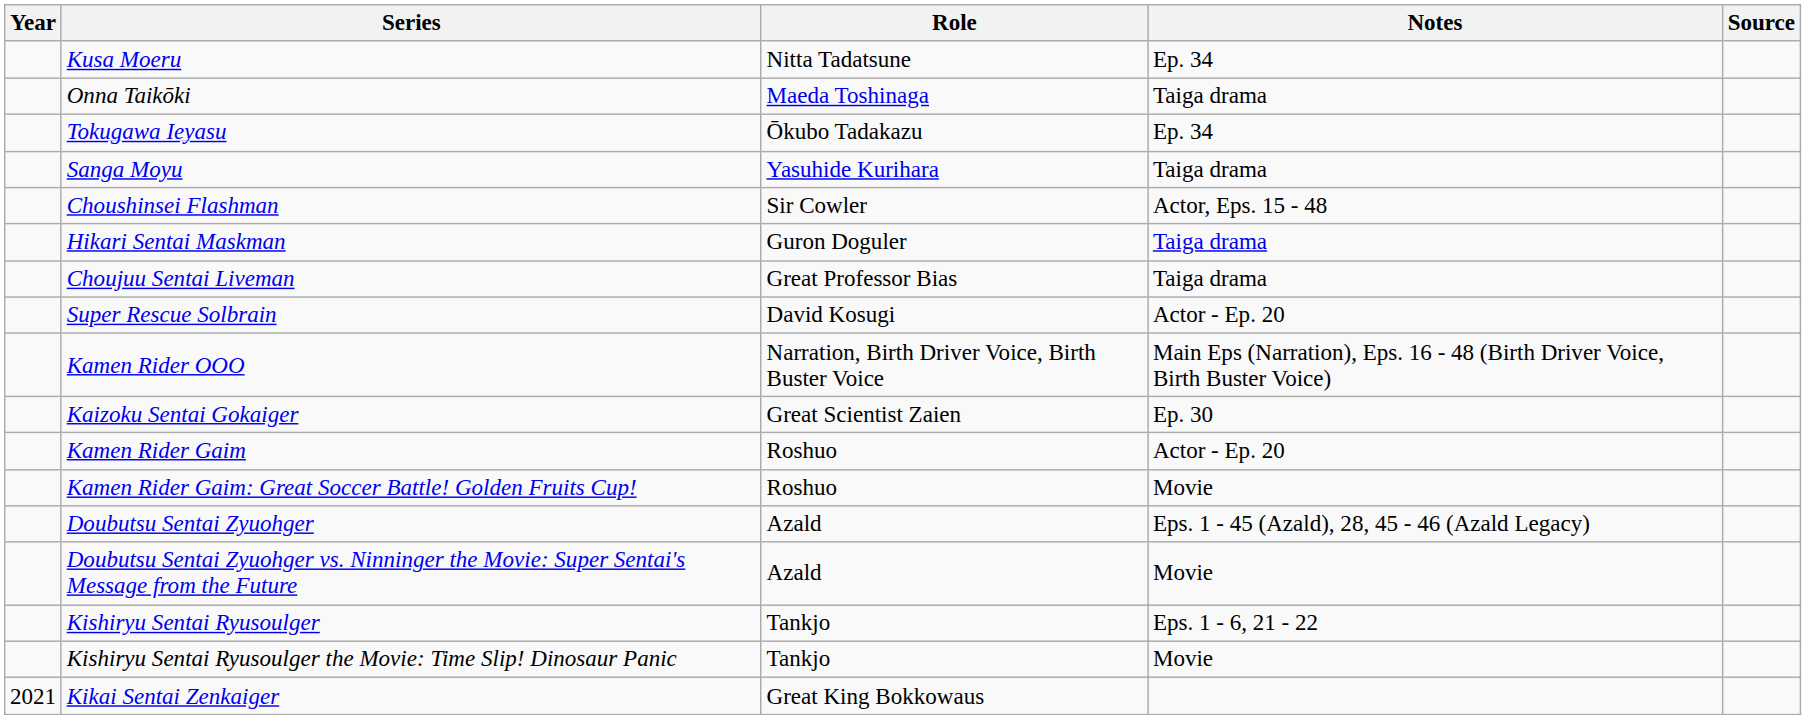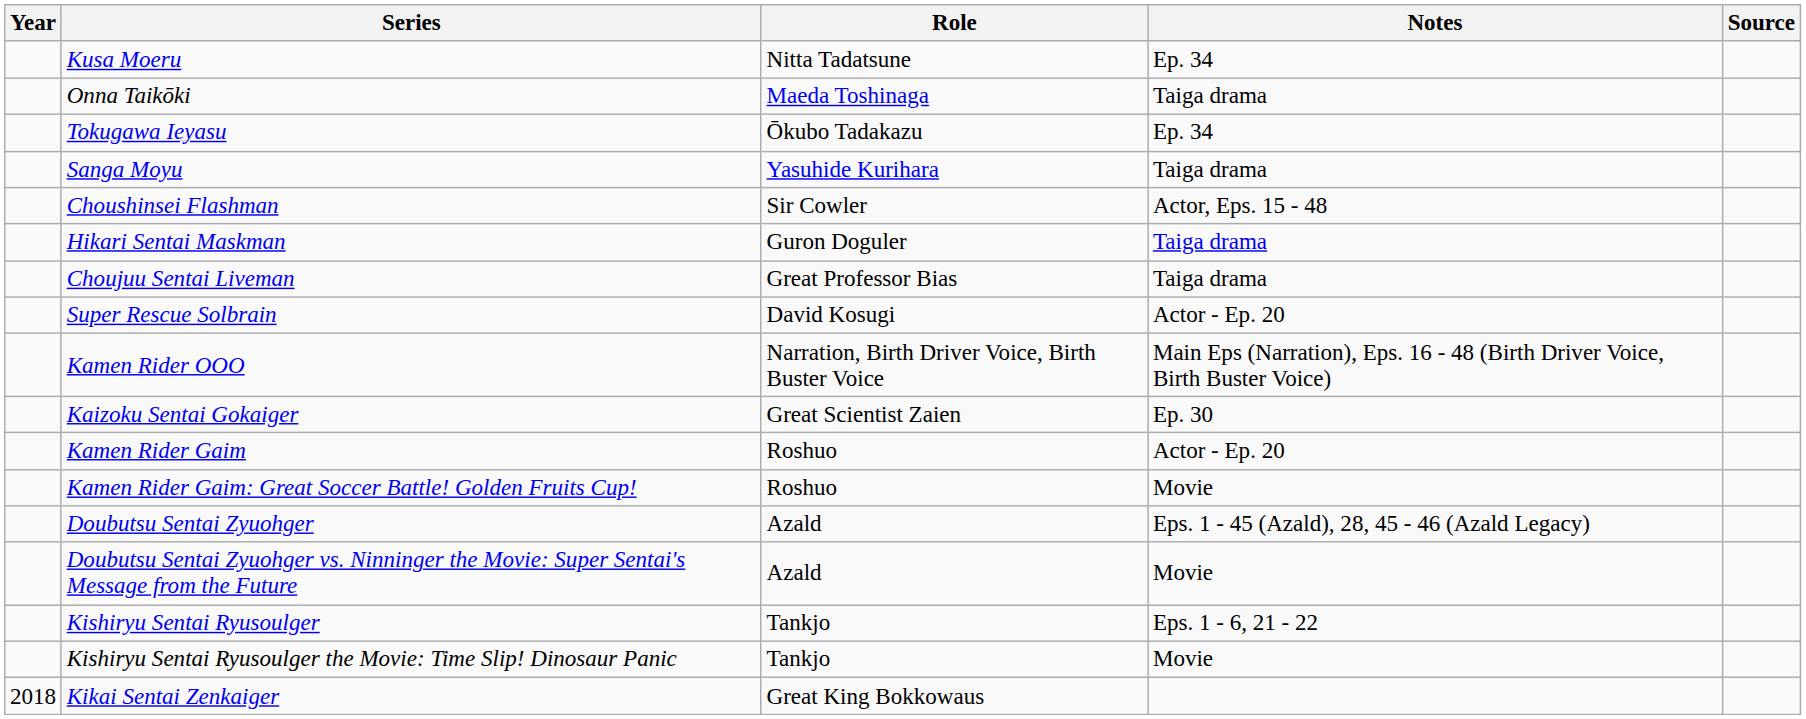(33, 695) 2021 -> (33, 695) 2018
